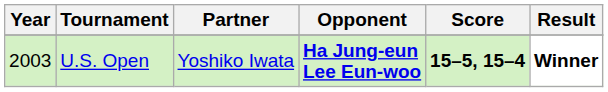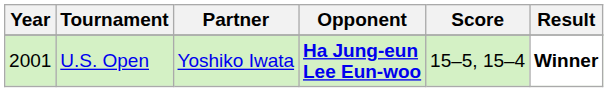(30, 61) 2003 -> (30, 61) 2001
(478, 61) bold -> (478, 61) normal
